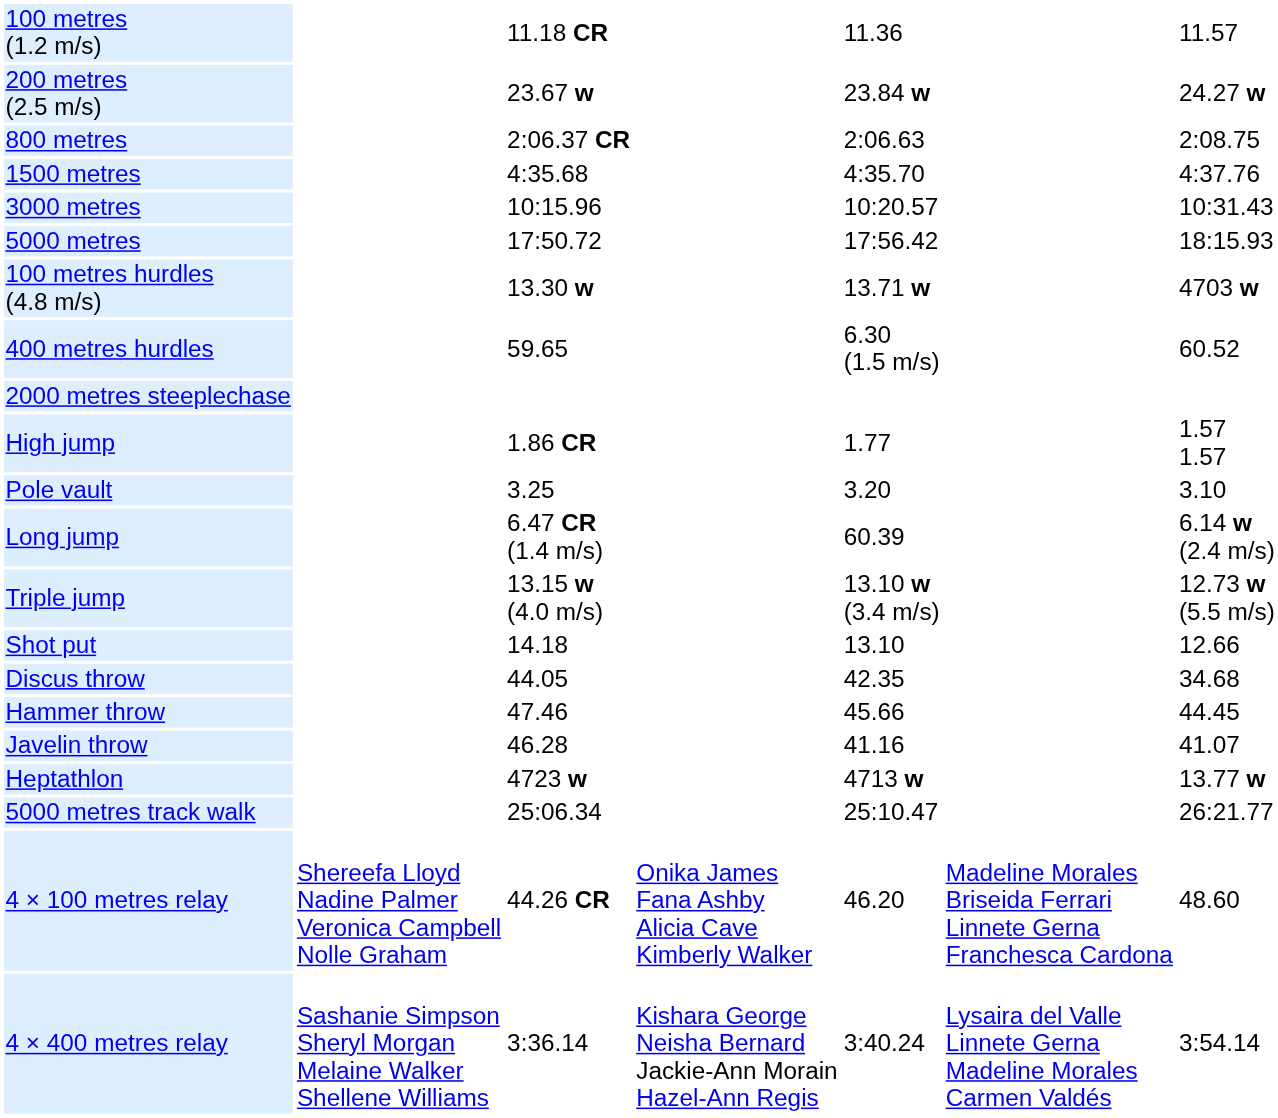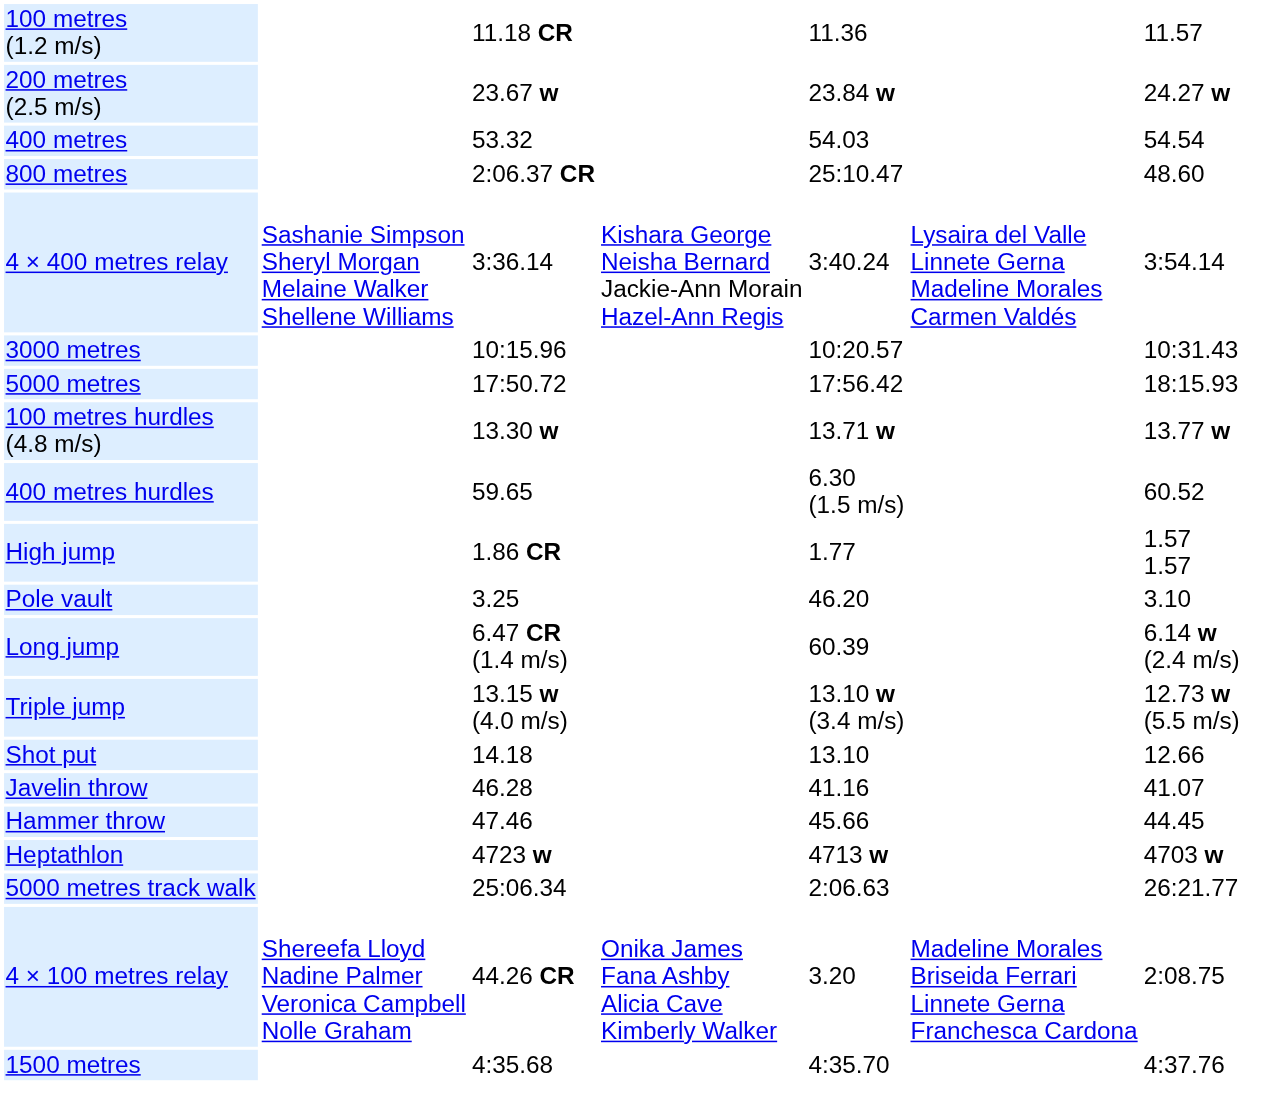+ row: (66, 140)
(884, 140) 2:06.63 -> (856, 174) 25:10.47
(1220, 140) 2:08.75 -> (1174, 174) 48.60
rows swapped: (73, 174) <-> (117, 1043)
(1219, 288) 4703 w -> (1187, 430) 13.77 w
- row: (148, 395)
(867, 490) 3.20 -> (839, 599) 46.20
- row: (75, 678)
rows swapped: (85, 712) <-> (77, 745)
(1222, 778) 13.77 w -> (1184, 854) 4703 w
(891, 812) 25:10.47 -> (849, 888) 2:06.63
(874, 900) 46.20 -> (832, 976) 3.20
(1209, 900) 48.60 -> (1184, 976) 2:08.75
